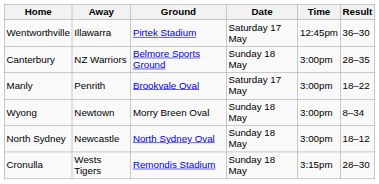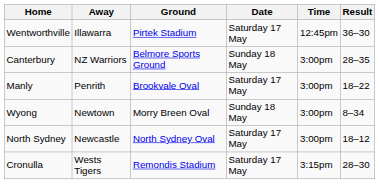(252, 139) Sunday 18 May -> (255, 139) Saturday 17 May
(252, 165) Sunday 18 May -> (255, 165) Saturday 17 May
